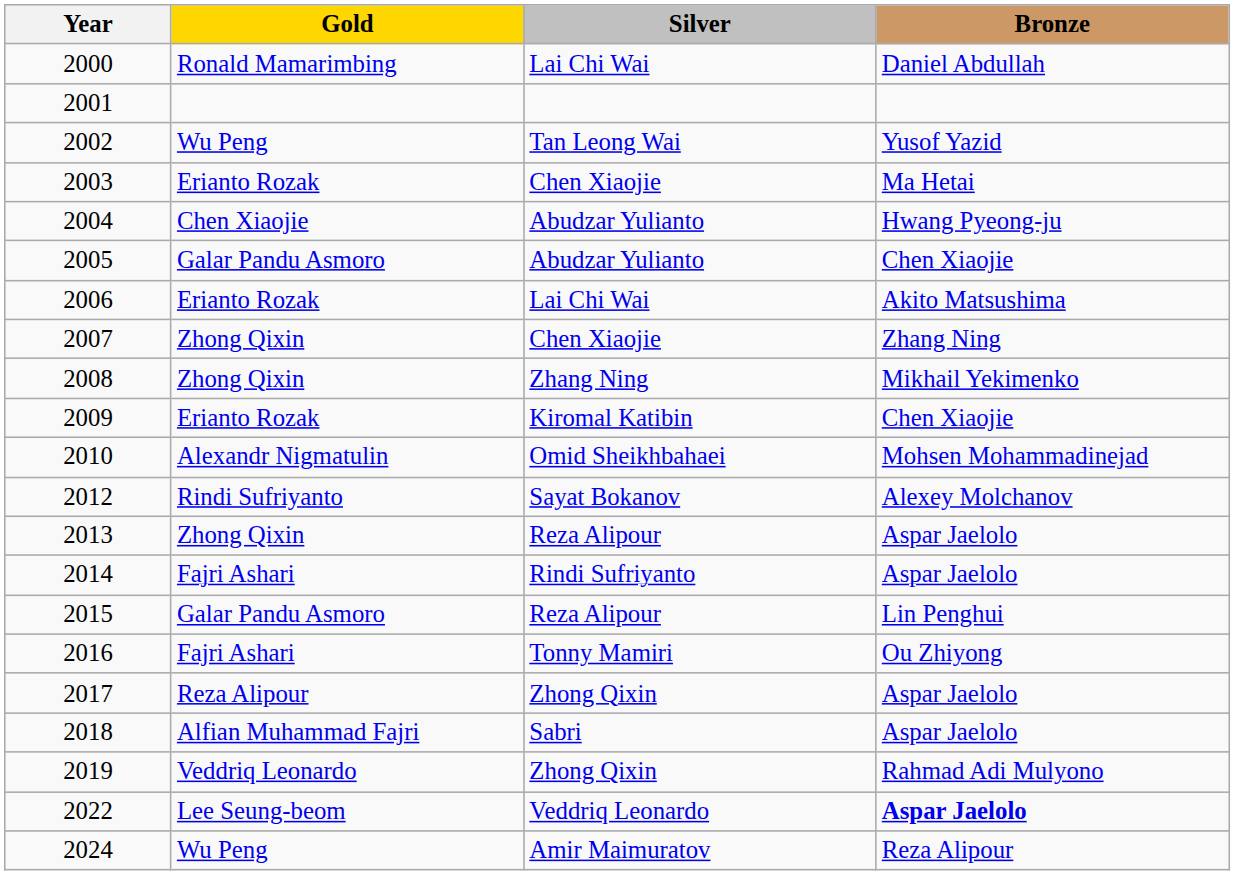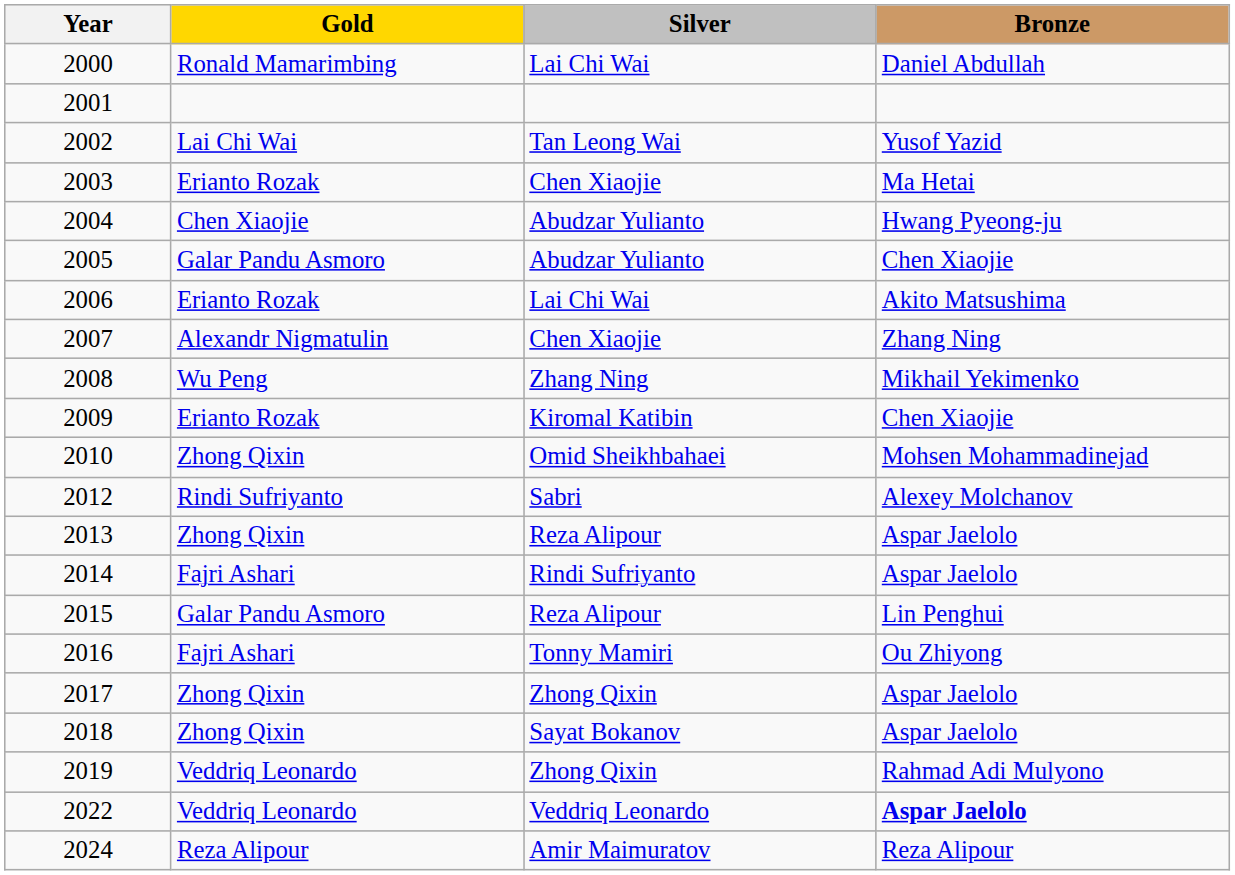(222, 142) Wu Peng -> (237, 142) Lai Chi Wai
(241, 338) Zhong Qixin -> (283, 338) Alexandr Nigmatulin
(241, 378) Zhong Qixin -> (222, 378) Wu Peng
(283, 456) Alexandr Nigmatulin -> (241, 456) Zhong Qixin
(605, 496) Sayat Bokanov -> (556, 496) Sabri
(243, 692) Reza Alipour -> (241, 692) Zhong Qixin
(298, 732) Alfian Muhammad Fajri -> (241, 732) Zhong Qixin
(556, 732) Sabri -> (605, 732) Sayat Bokanov
(261, 810) Lee Seung-beom -> (267, 810) Veddriq Leonardo
(222, 850) Wu Peng -> (243, 850) Reza Alipour
